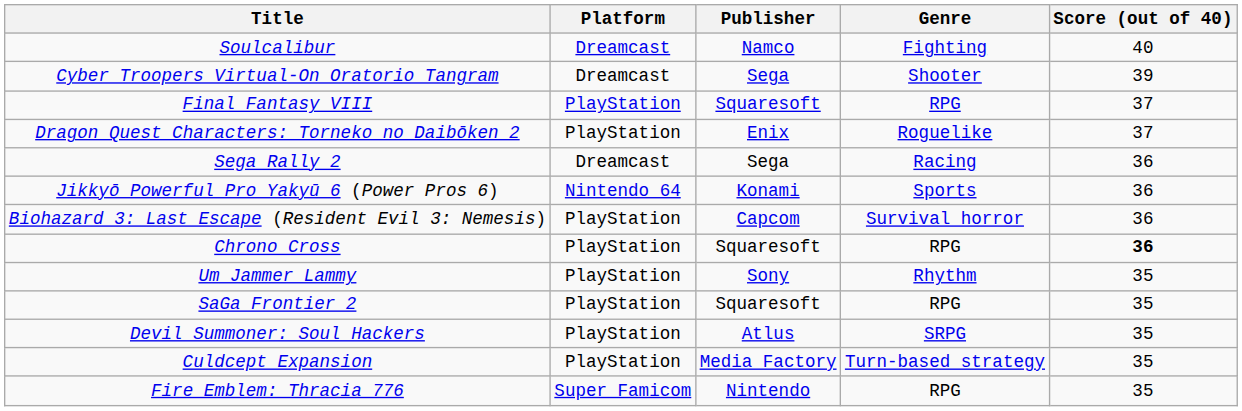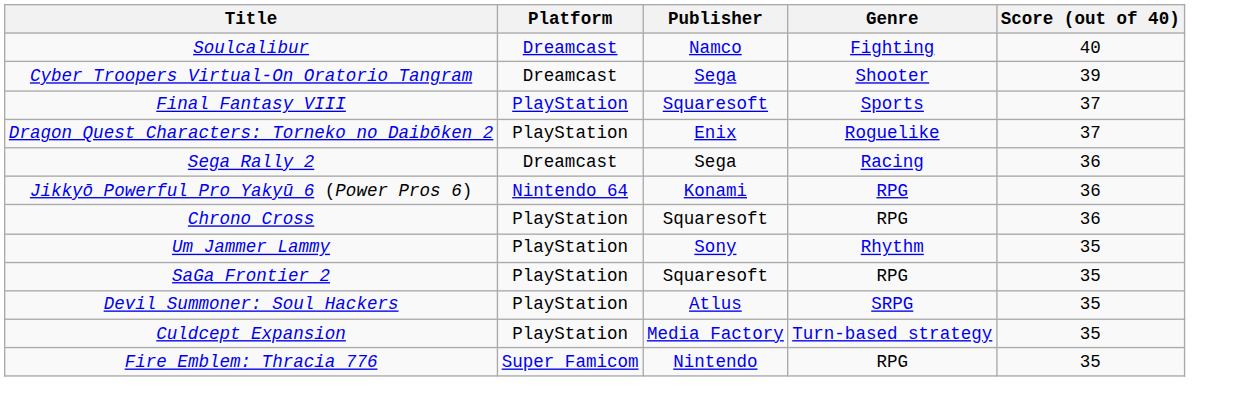(945, 105) RPG -> (892, 105) Sports
(945, 191) Sports -> (892, 191) RPG
- row: (277, 219)
(1143, 248) bold -> (1090, 219) normal
